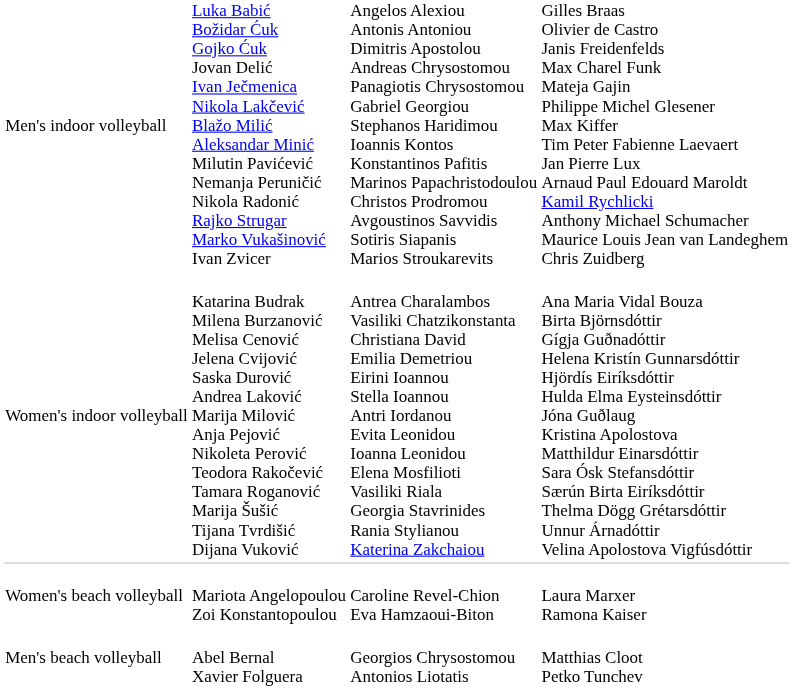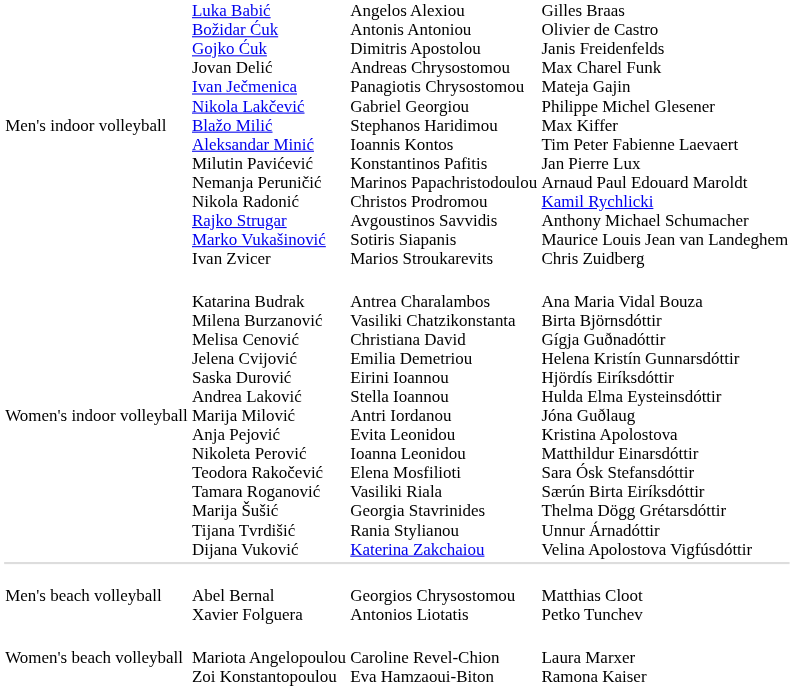rows swapped: (83, 657) <-> (94, 595)
